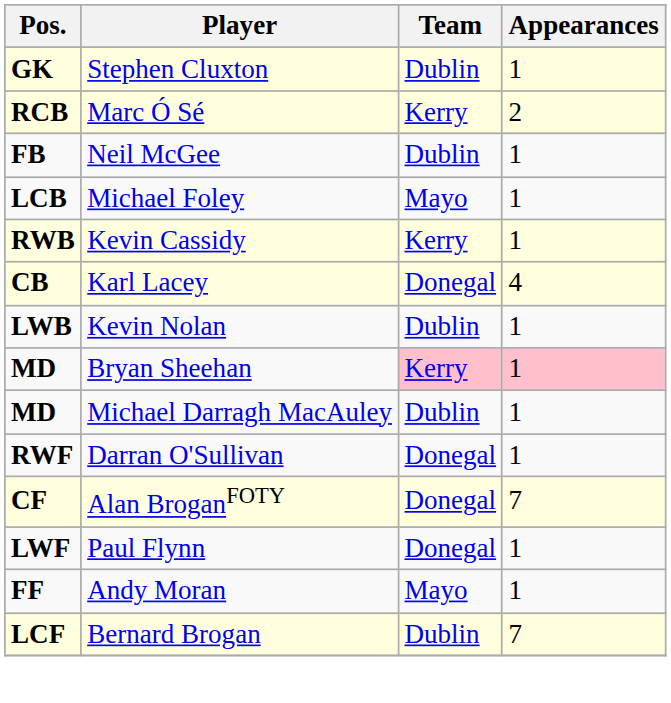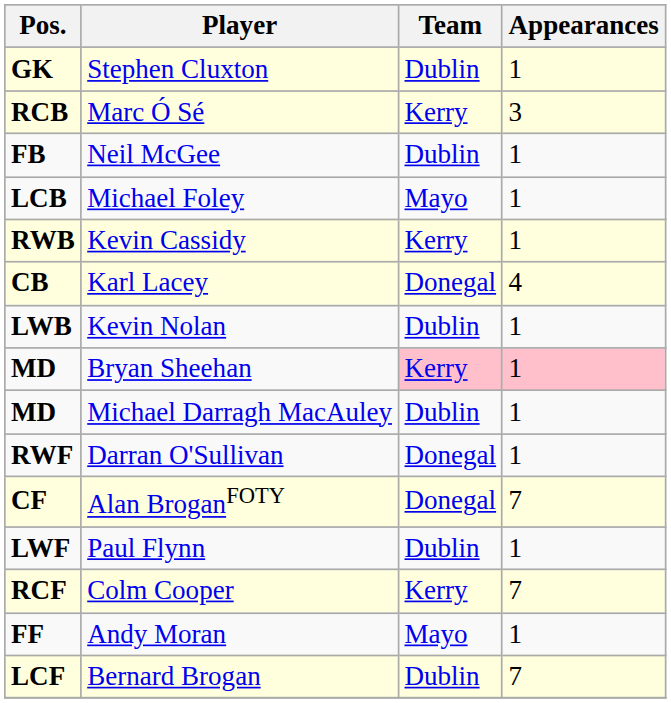(515, 111) 2 -> (515, 111) 3
(450, 547) Donegal -> (442, 547) Dublin
+ row: (160, 590)
